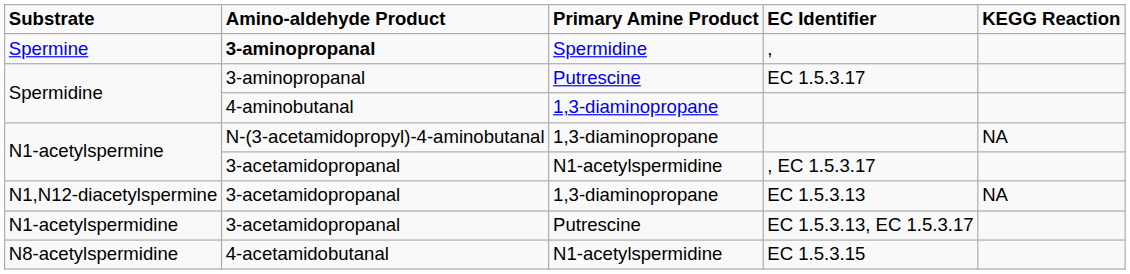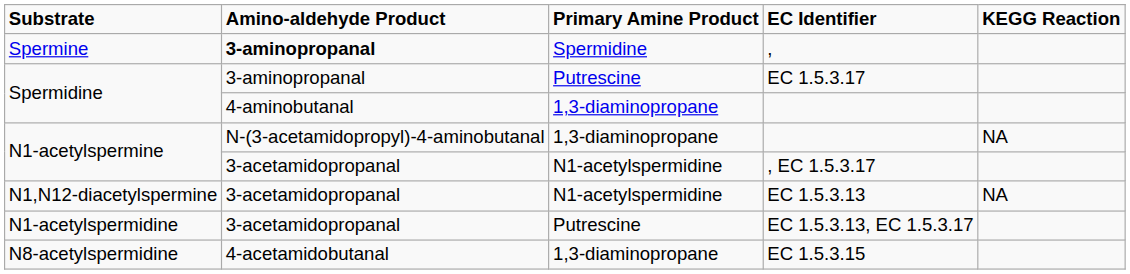(636, 195) 1,3-diaminopropane -> (638, 195) N1-acetylspermidine
(638, 254) N1-acetylspermidine -> (636, 254) 1,3-diaminopropane
